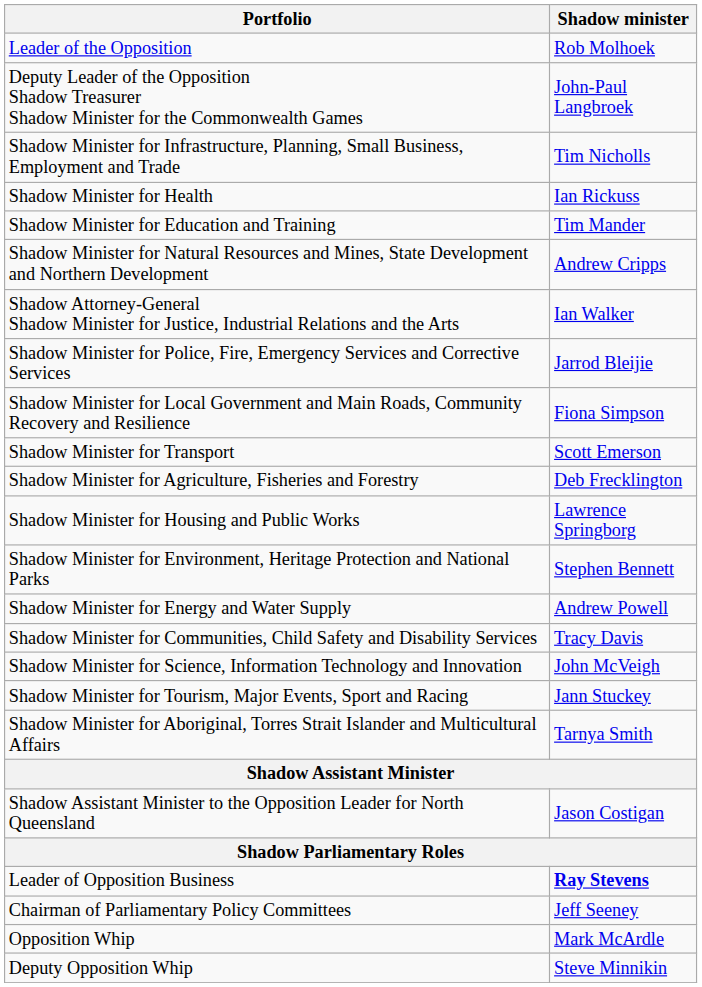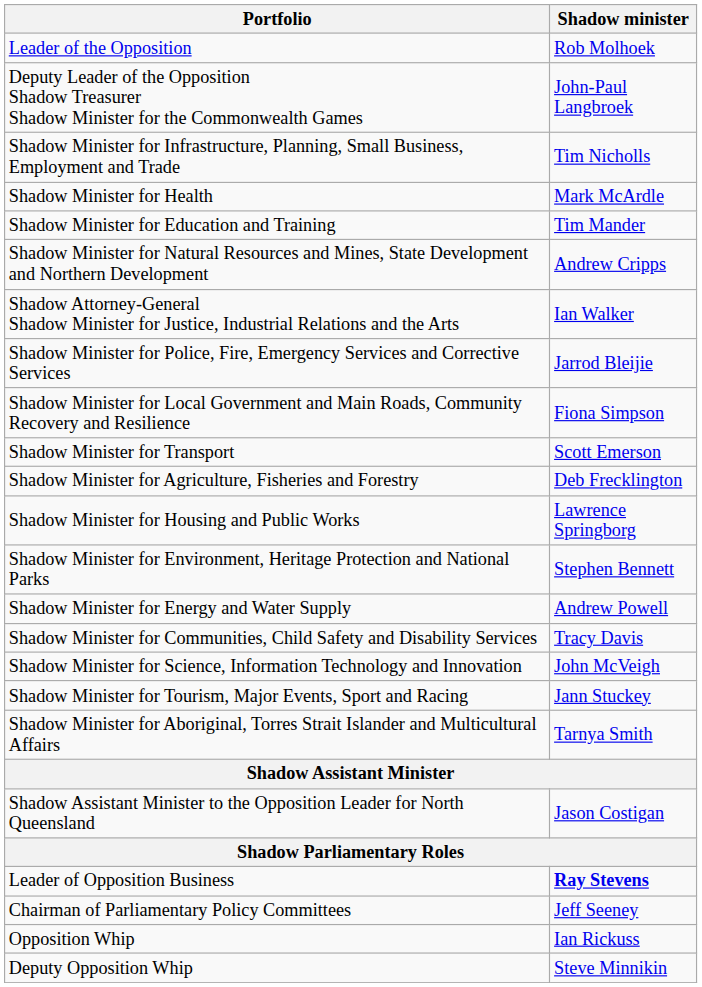(597, 196) Ian Rickuss -> (609, 196) Mark McArdle
(609, 938) Mark McArdle -> (597, 938) Ian Rickuss
